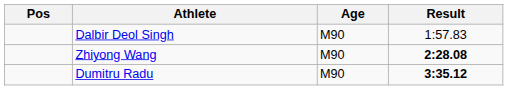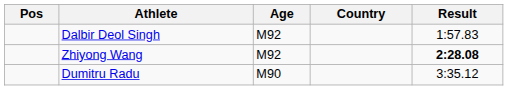+ column: (361, 14)
(332, 34) M90 -> (269, 34) M92
(332, 54) M90 -> (269, 54) M92
(446, 74) bold -> (457, 74) normal
